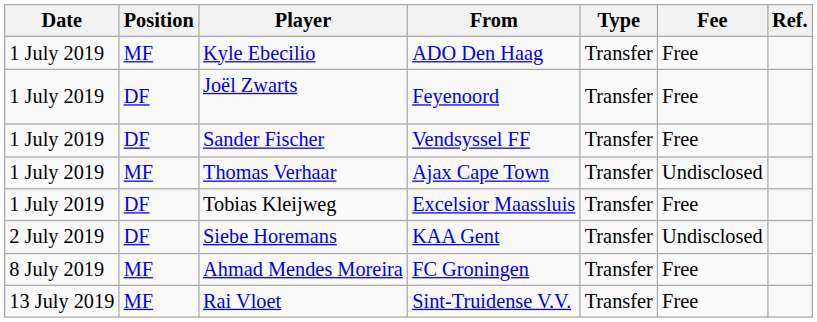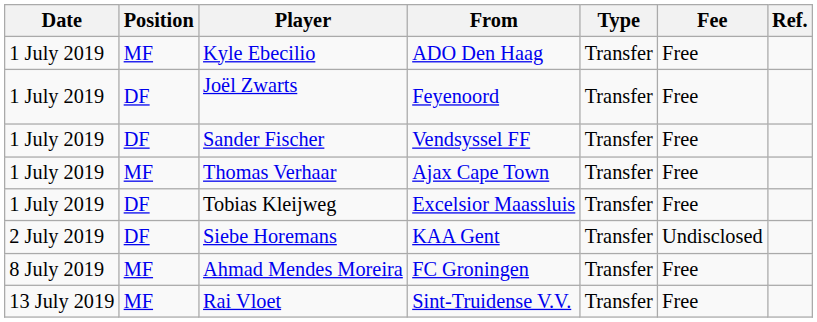(712, 172) Undisclosed -> (680, 172) Free
